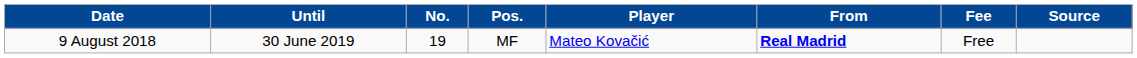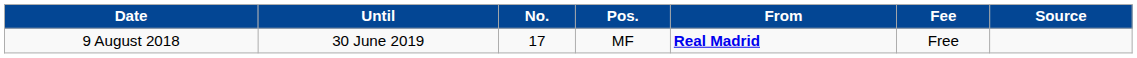- column: (651, 16)
(437, 40) 19 -> (537, 40) 17
